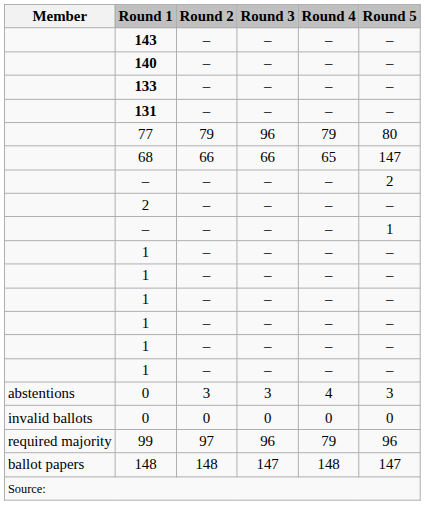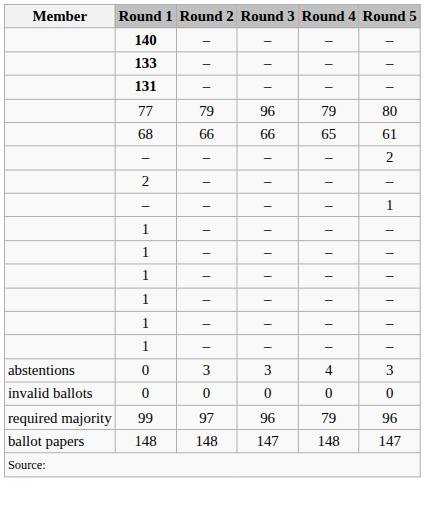- row: (146, 39)
(390, 157) 147 -> (390, 134) 61
